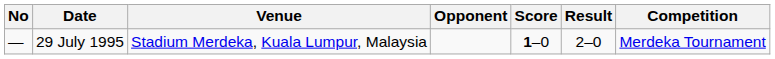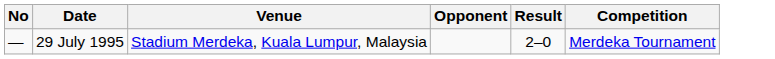- column: (536, 16)
